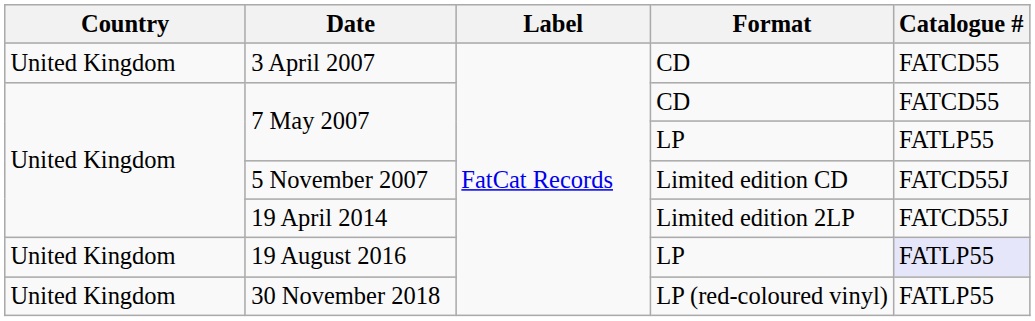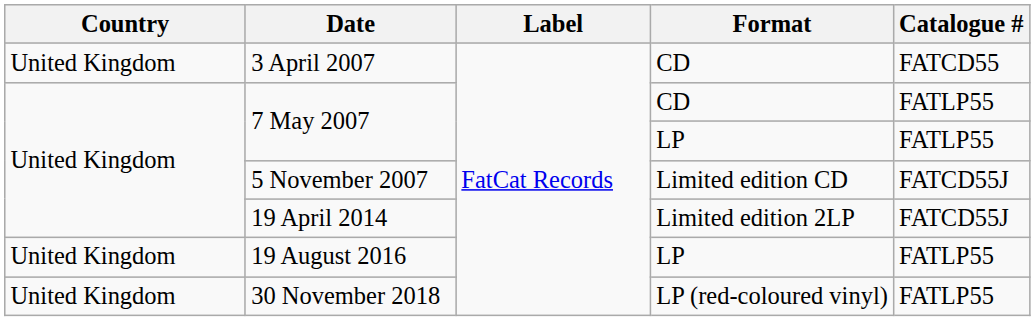(949, 101) FATCD55 -> (947, 101) FATLP55
(947, 256) lavender background -> (947, 256) no background
